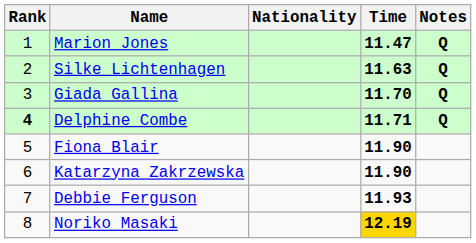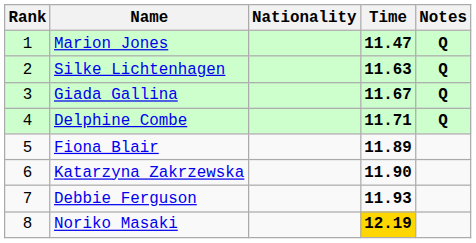(388, 95) 11.70 -> (388, 95) 11.67
(27, 121) bold -> (27, 121) normal
(388, 147) 11.90 -> (388, 147) 11.89
